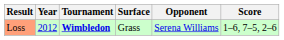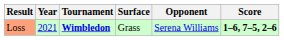(47, 27) 2012 -> (47, 27) 2021
(250, 27) normal -> (250, 27) bold
